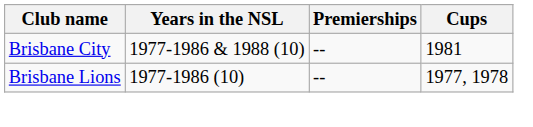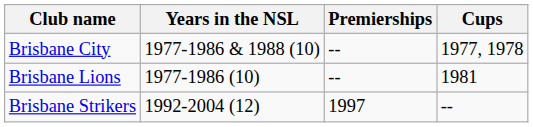(444, 48) 1981 -> (482, 48) 1977, 1978
(467, 77) 1977, 1978 -> (459, 77) 1981
+ row: (72, 106)
